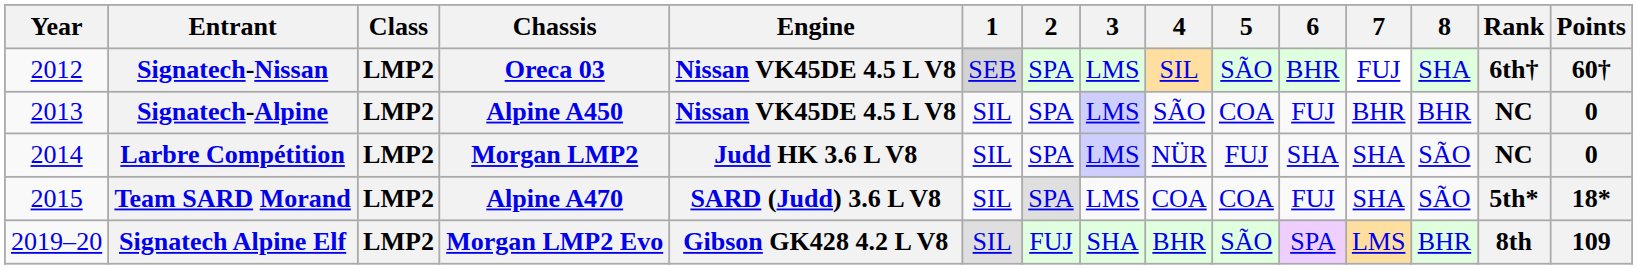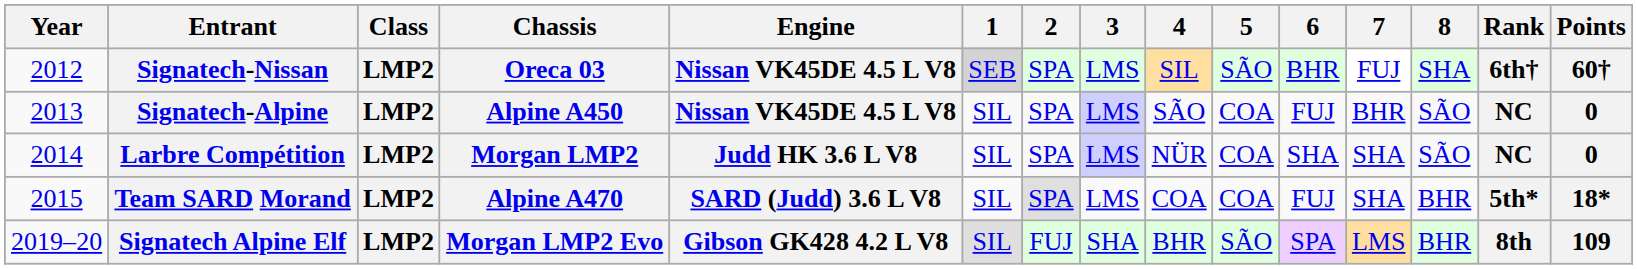(1444, 112) BHR -> (1444, 112) SÃO
(1246, 155) FUJ -> (1246, 155) COA
(1444, 198) SÃO -> (1444, 198) BHR
